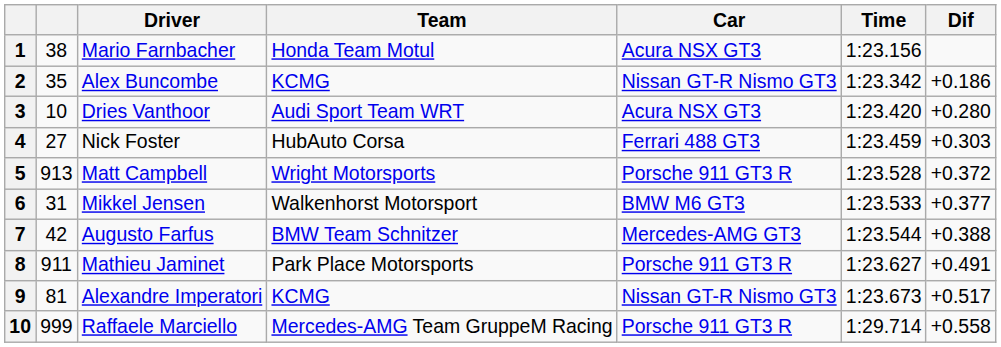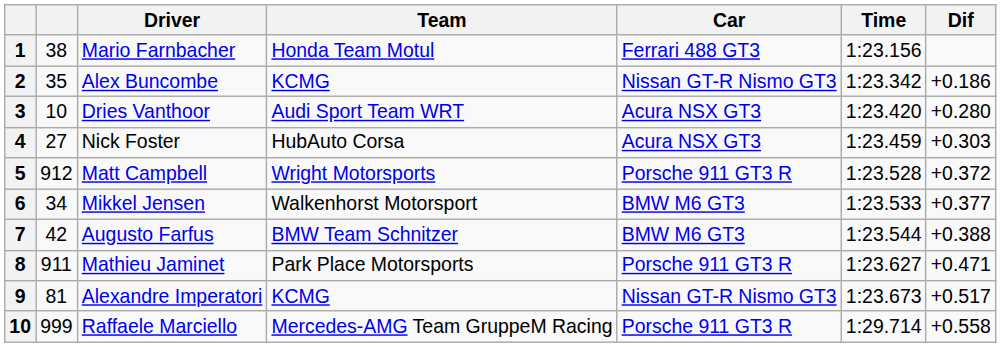(691, 50) Acura NSX GT3 -> (691, 50) Ferrari 488 GT3
(691, 142) Ferrari 488 GT3 -> (691, 142) Acura NSX GT3
(56, 173) 913 -> (56, 173) 912
(56, 204) 31 -> (56, 204) 34
(711, 234) Mercedes-AMG GT3 -> (683, 234) BMW M6 GT3
(961, 265) +0.491 -> (961, 265) +0.471
